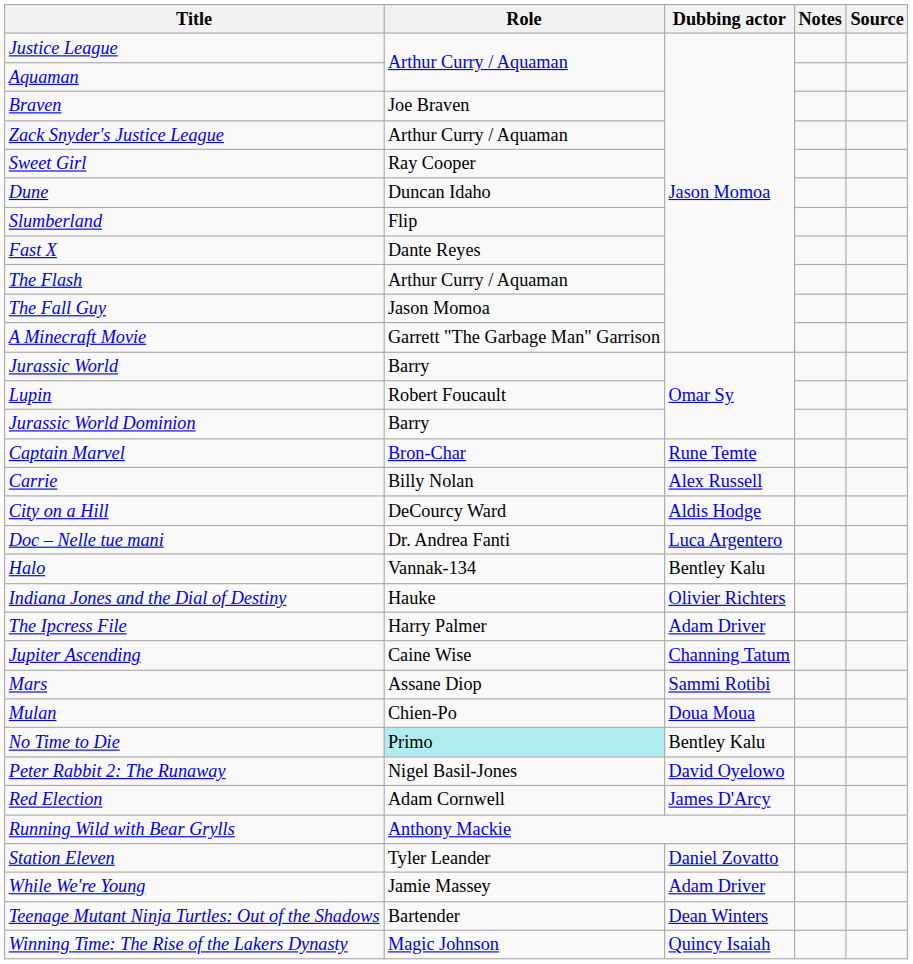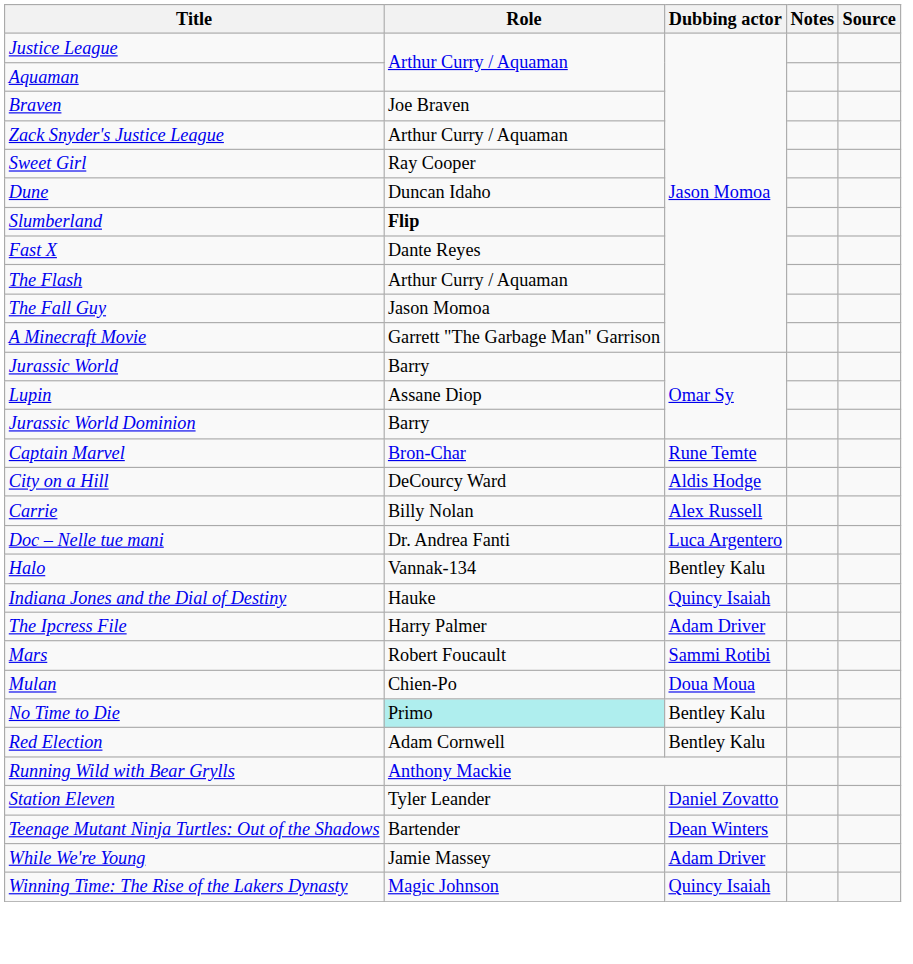(403, 221) normal -> (404, 221) bold
(447, 395) Robert Foucault -> (435, 395) Assane Diop
rows swapped: (33, 481) <-> (59, 510)
(727, 597) Olivier Richters -> (719, 597) Quincy Isaiah
- row: (75, 655)
(435, 684) Assane Diop -> (447, 655) Robert Foucault
- row: (117, 771)
(720, 800) James D'Arcy -> (717, 742) Bentley Kalu
rows swapped: (194, 915) <-> (77, 886)
